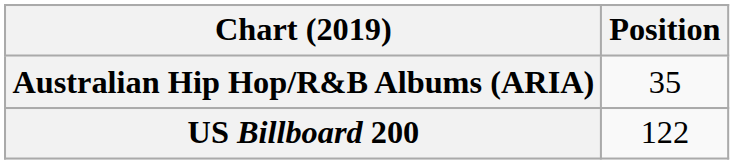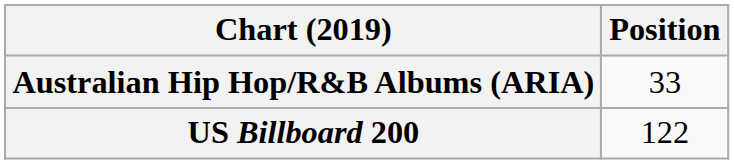(665, 81) 35 -> (665, 81) 33
